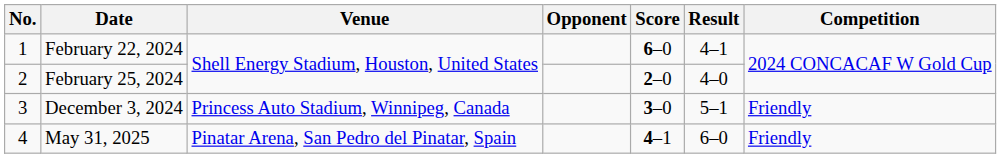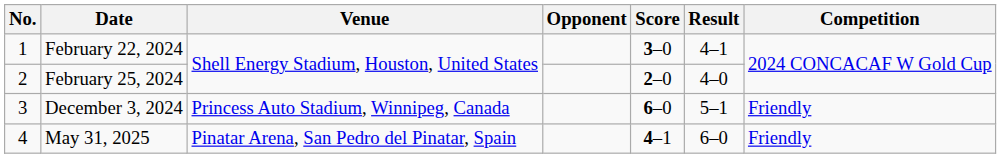(658, 49) 6–0 -> (658, 49) 3–0
(658, 108) 3–0 -> (658, 108) 6–0
